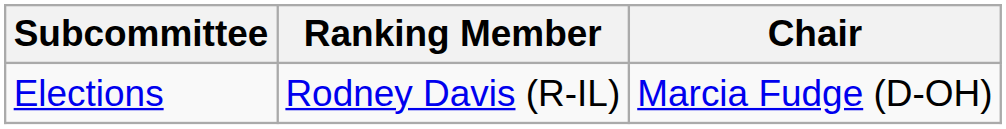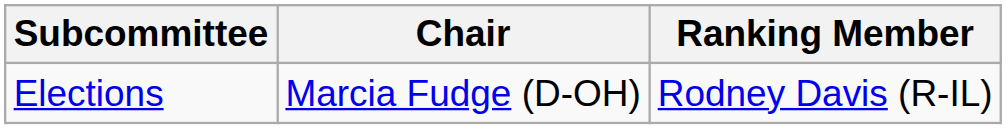columns swapped: (815, 33) <-> (453, 33)
